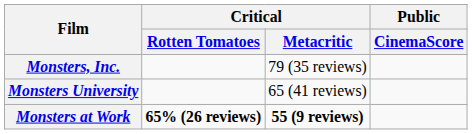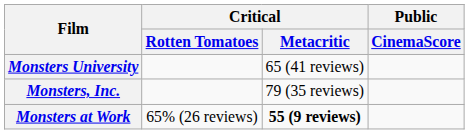rows swapped: (73, 66) <-> (73, 91)
(203, 116) bold -> (202, 116) normal
